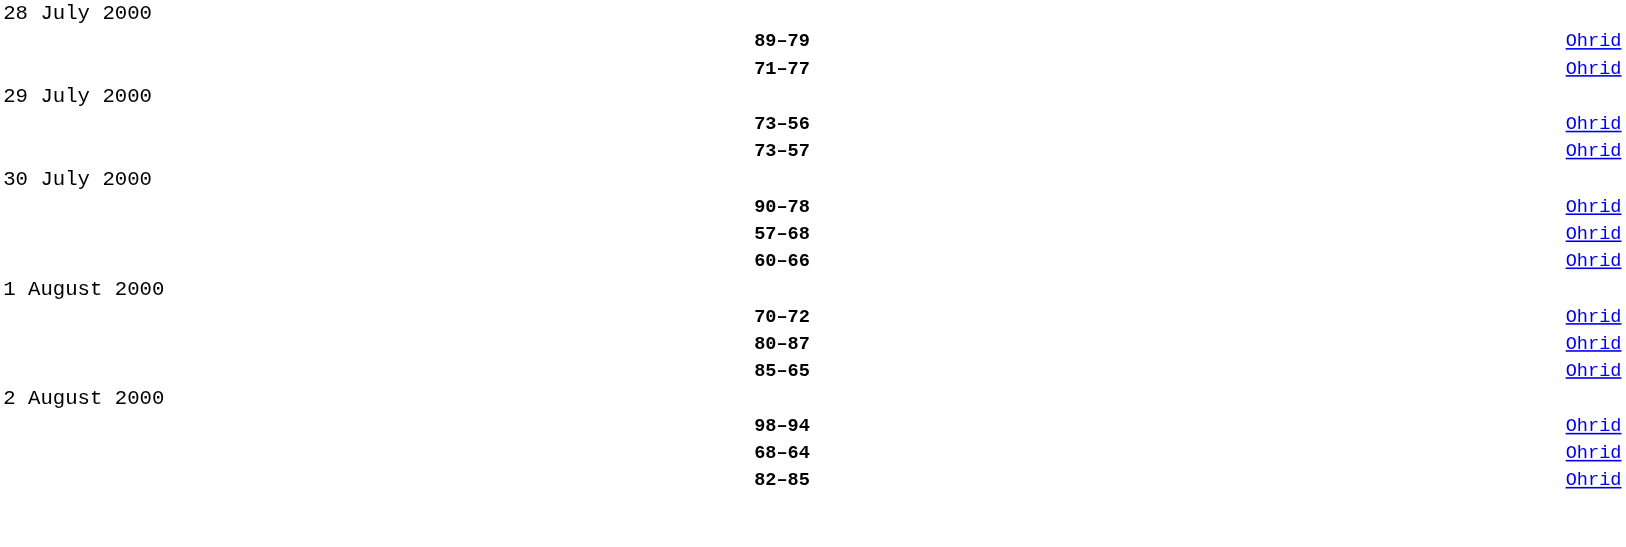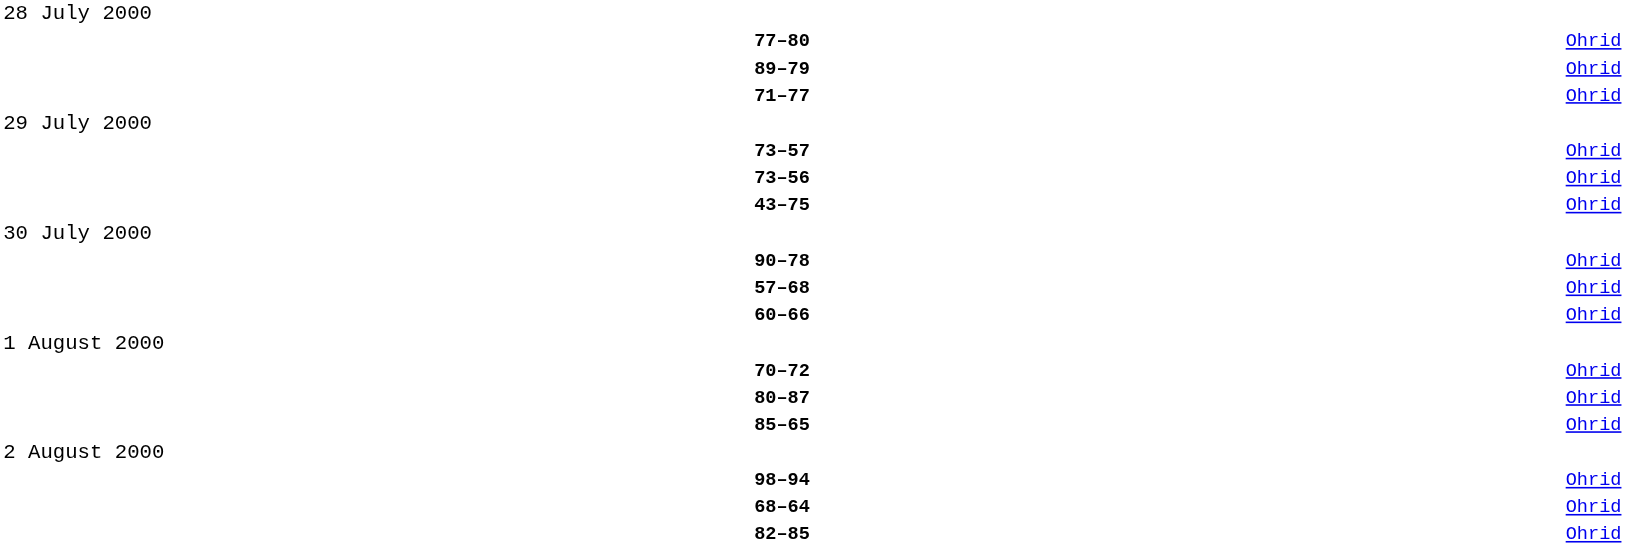+ row: (315, 42)
rows swapped: (315, 124) <-> (315, 151)
+ row: (315, 205)
